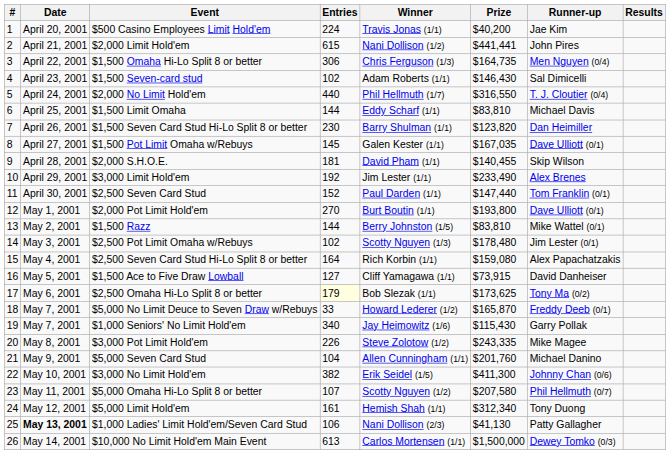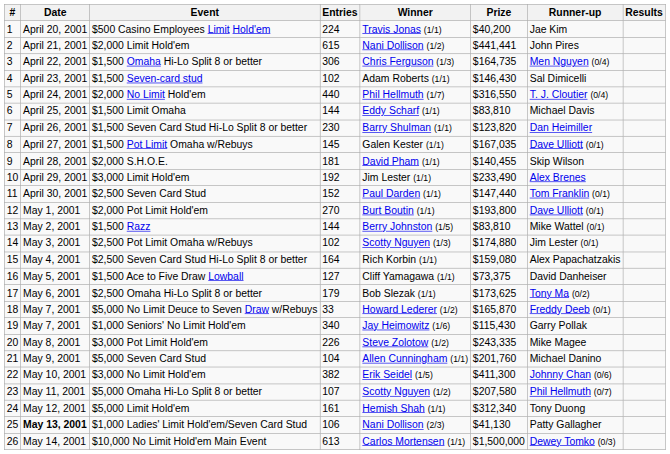(495, 243) $178,480 -> (495, 243) $174,880
(492, 276) $73,915 -> (492, 276) $73,375
(331, 293) lightyellow background -> (331, 293) no background
